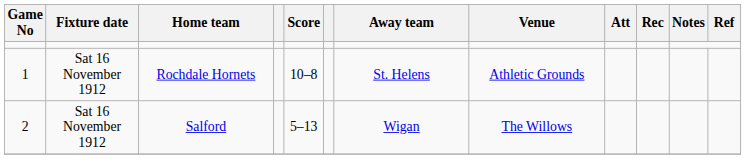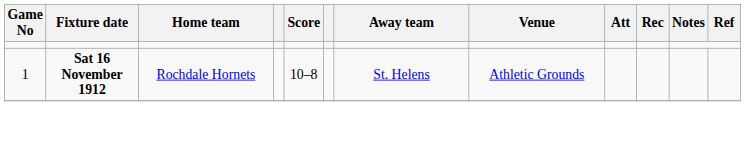(92, 74) normal -> (92, 74) bold
- row: (25, 127)
